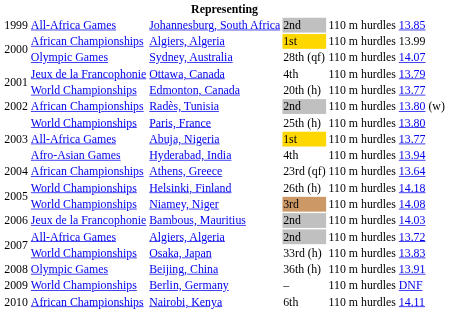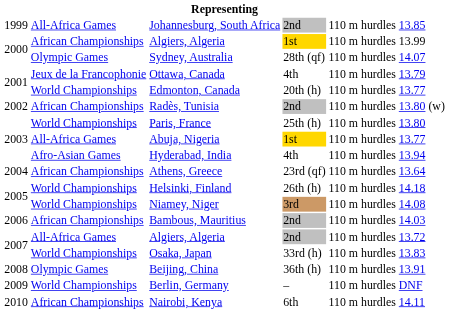(89, 220) Jeux de la Francophonie -> (87, 220) African Championships
